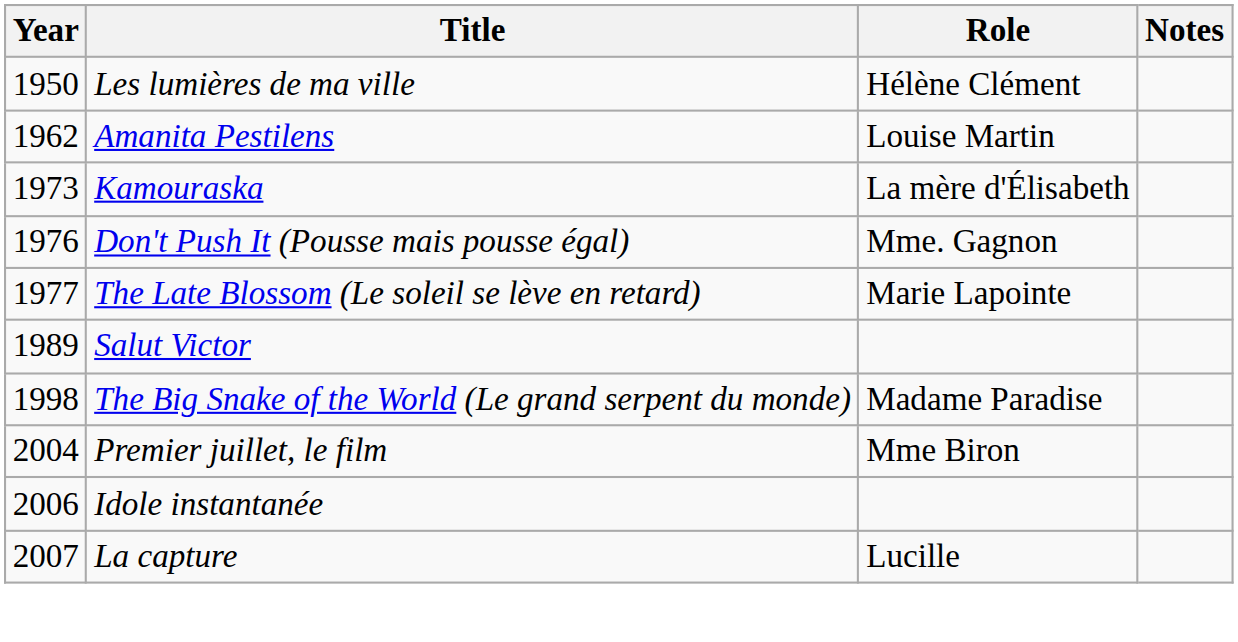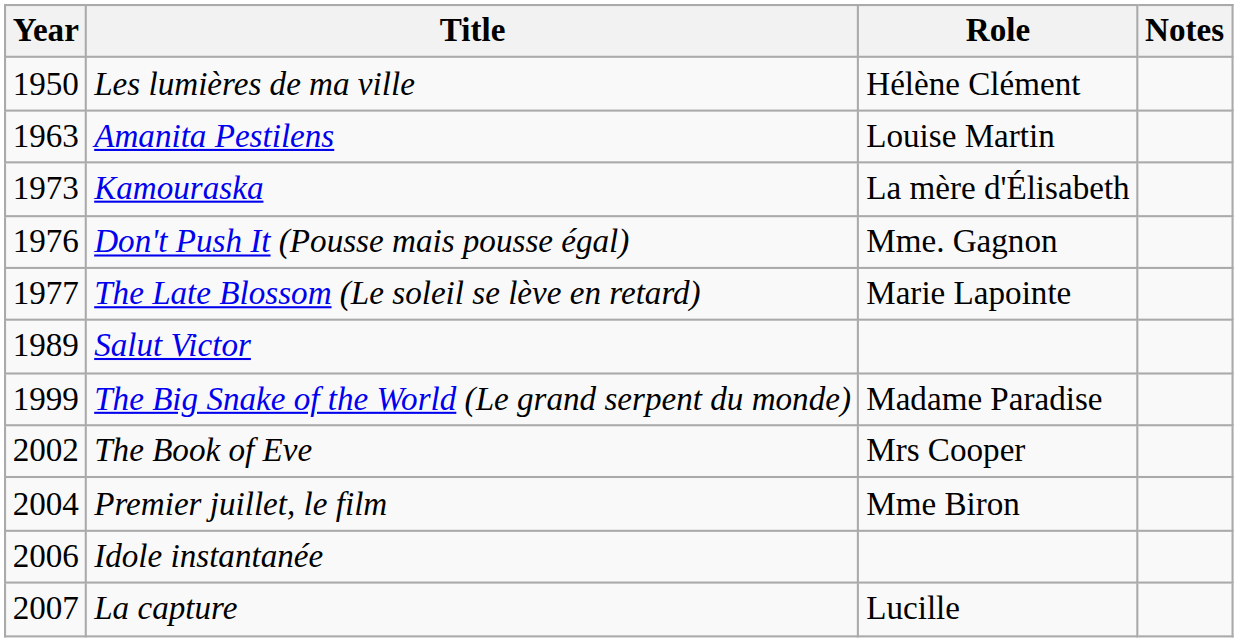(46, 135) 1962 -> (46, 135) 1963
(46, 398) 1998 -> (46, 398) 1999
+ row: (203, 450)
